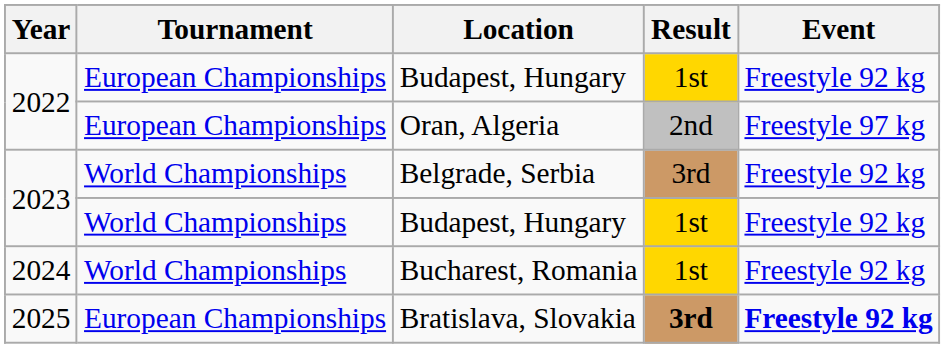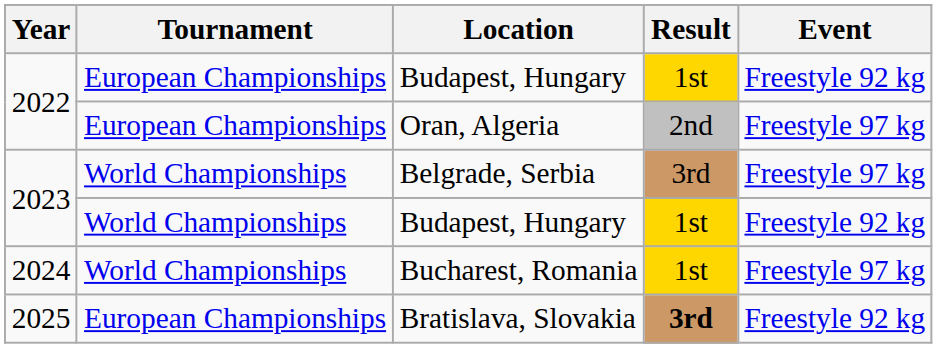(835, 173) Freestyle 92 kg -> (835, 173) Freestyle 97 kg
(835, 270) Freestyle 92 kg -> (835, 270) Freestyle 97 kg
(839, 319) bold -> (835, 319) normal
